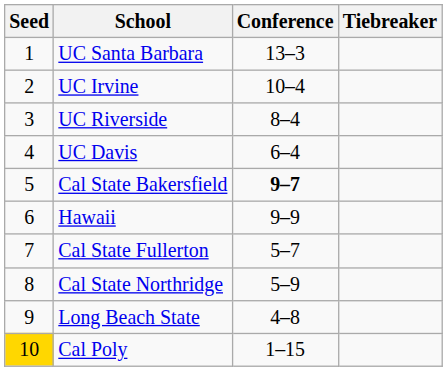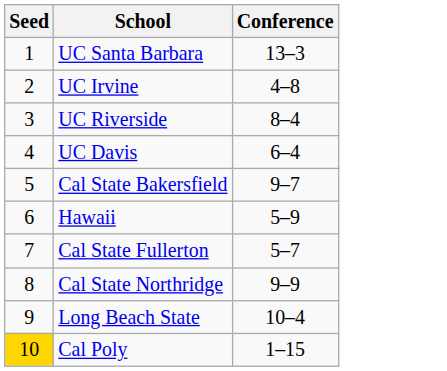- column: (390, 21)
(285, 86) 10–4 -> (285, 86) 4–8
(285, 185) bold -> (285, 185) normal
(285, 218) 9–9 -> (285, 218) 5–9
(285, 283) 5–9 -> (285, 283) 9–9
(285, 316) 4–8 -> (285, 316) 10–4
